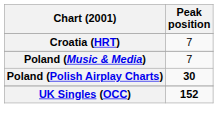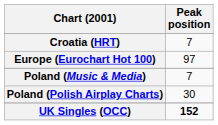+ row: (85, 59)
(189, 77) bold -> (189, 94) normal
